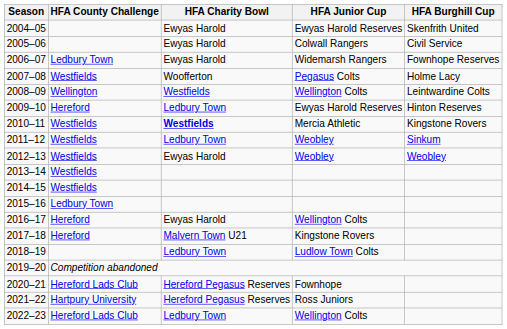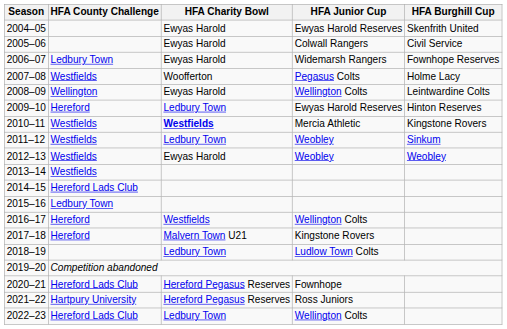(187, 92) Westfields -> (195, 92) Ewyas Harold
(74, 188) Westfields -> (94, 188) Hereford Lads Club
(195, 220) Ewyas Harold -> (187, 220) Westfields
